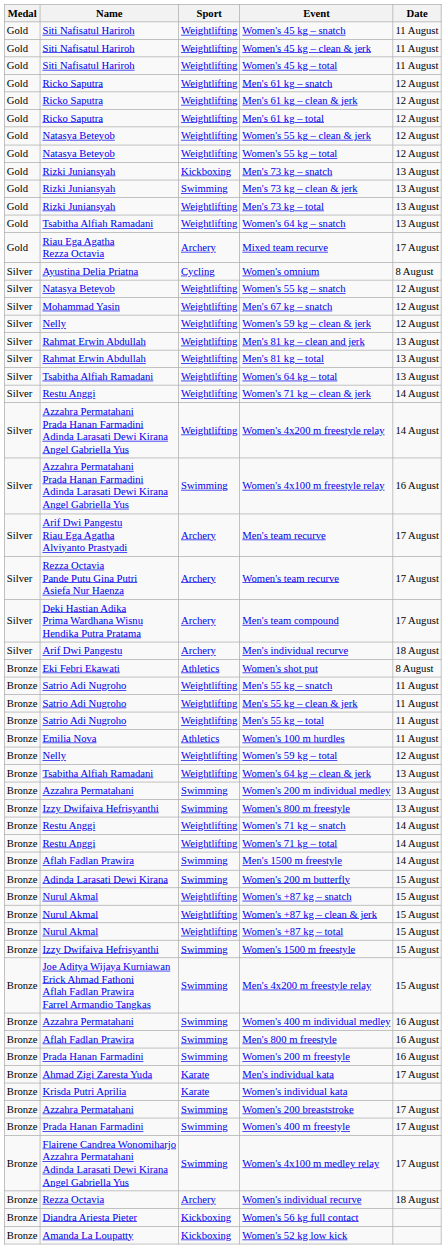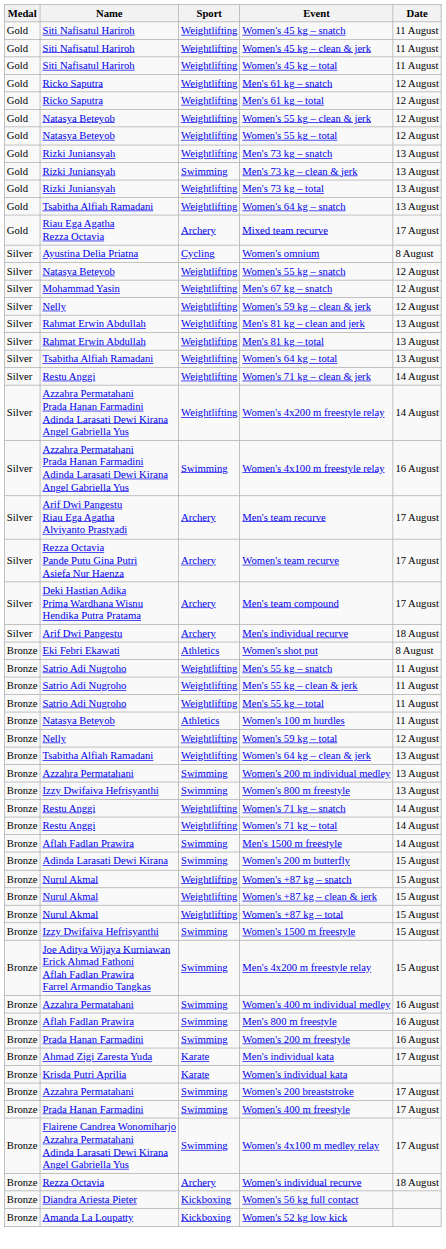- row: (300, 101)
(206, 171) Kickboxing -> (209, 153) Weightlifting
(69, 738) Emilia Nova -> (79, 721) Natasya Beteyob
